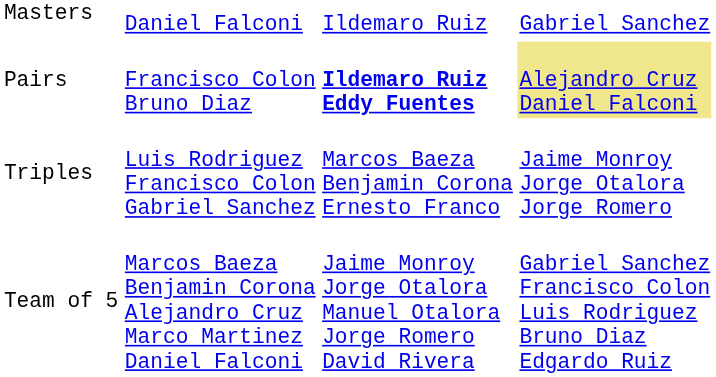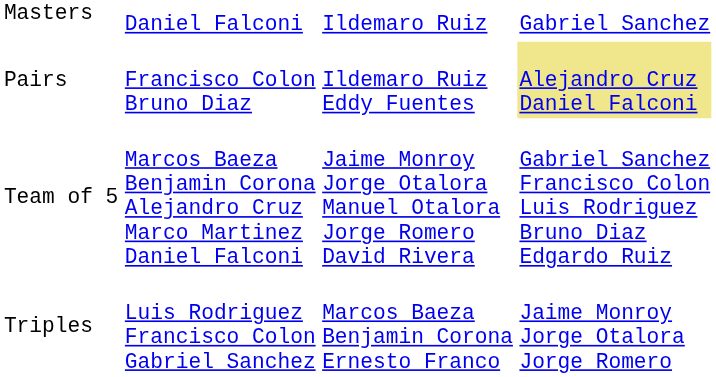(405, 92) bold -> (405, 92) normal
rows swapped: (48, 172) <-> (61, 301)
